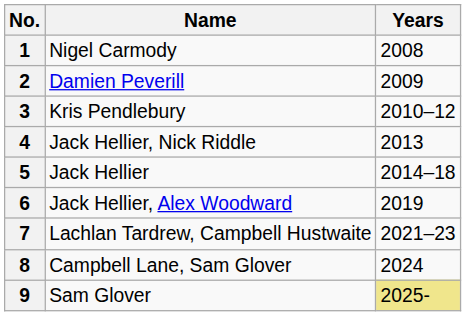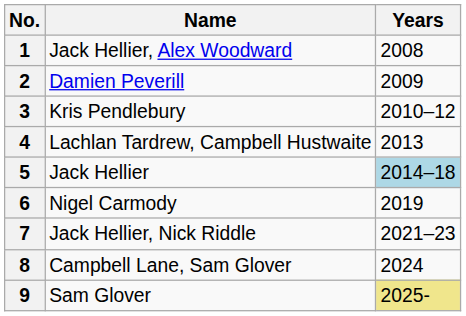(113, 51) Nigel Carmody -> (171, 51) Jack Hellier, Alex Woodward
(153, 142) Jack Hellier, Nick Riddle -> (210, 142) Lachlan Tardrew, Campbell Hustwaite
(418, 173) no background -> (418, 173) lightblue background
(171, 203) Jack Hellier, Alex Woodward -> (113, 203) Nigel Carmody
(210, 234) Lachlan Tardrew, Campbell Hustwaite -> (153, 234) Jack Hellier, Nick Riddle
